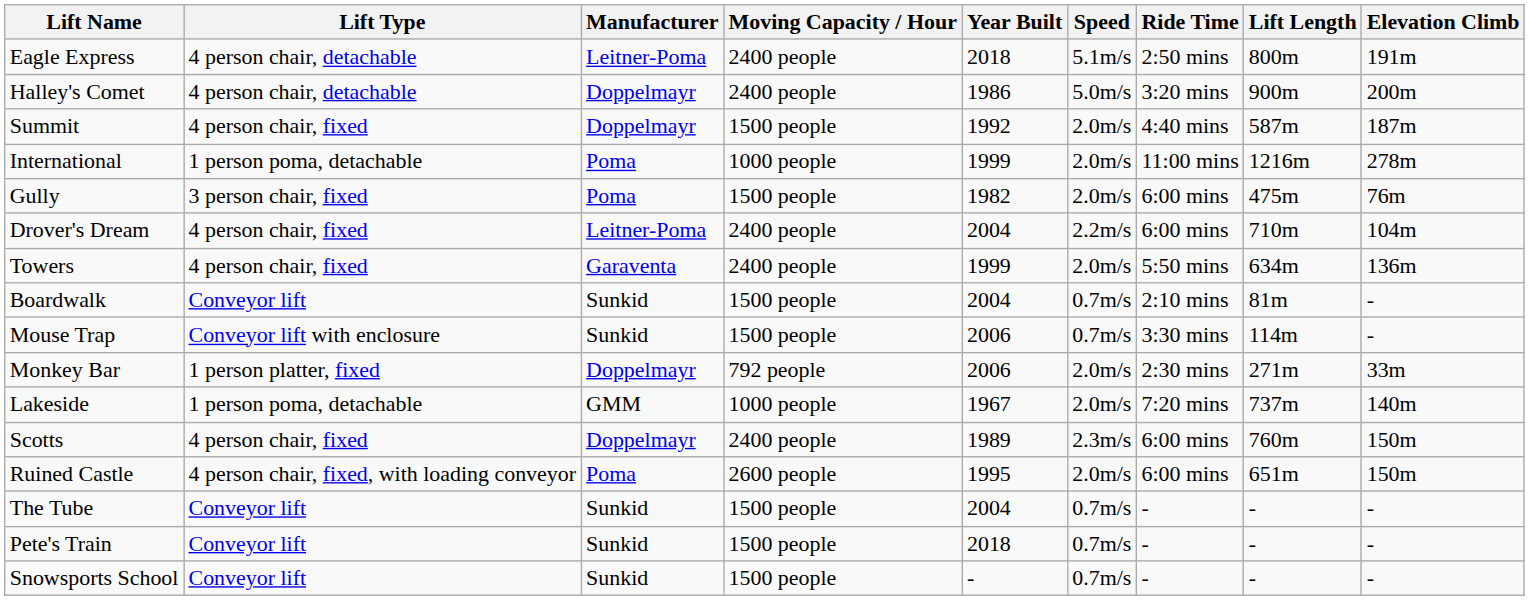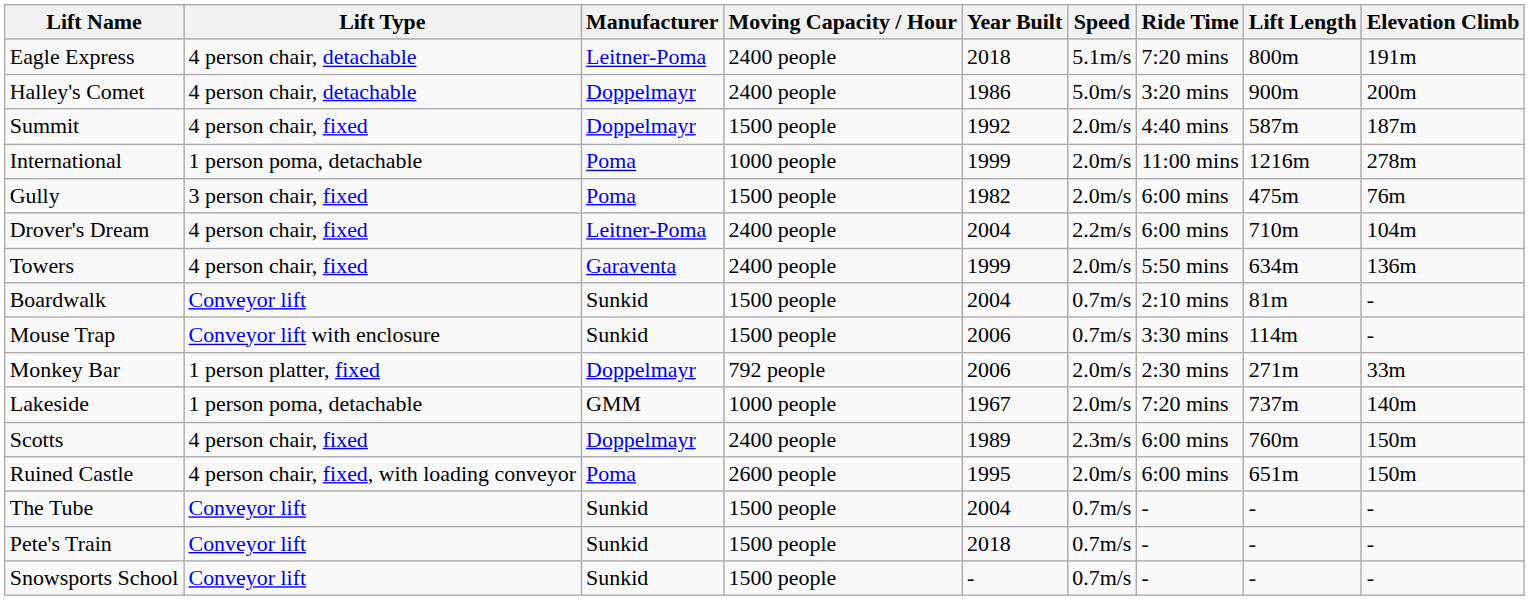(1185, 56) 2:50 mins -> (1185, 56) 7:20 mins
